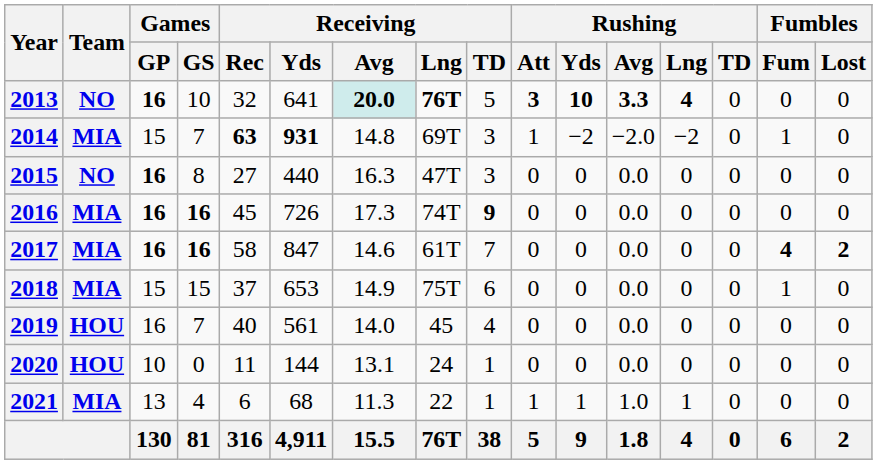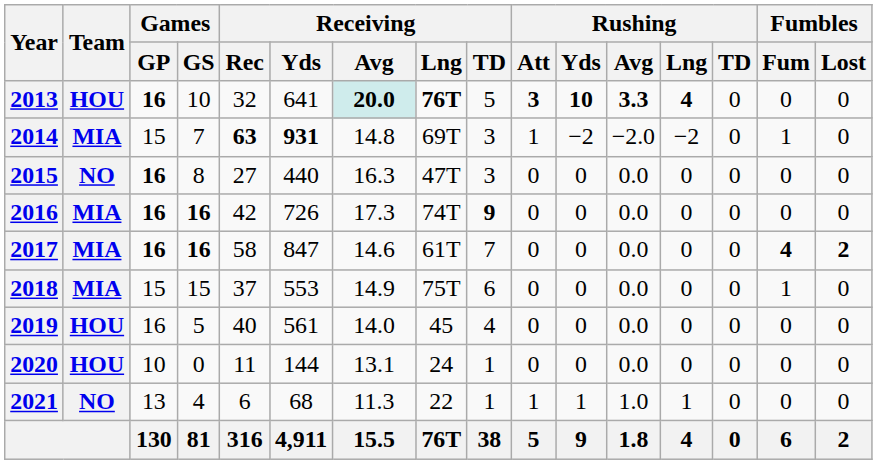(97, 99) NO -> (97, 99) HOU
(245, 212) 45 -> (245, 212) 42
(301, 288) 653 -> (301, 288) 553
(199, 325) 7 -> (199, 325) 5
(97, 401) MIA -> (97, 401) NO
